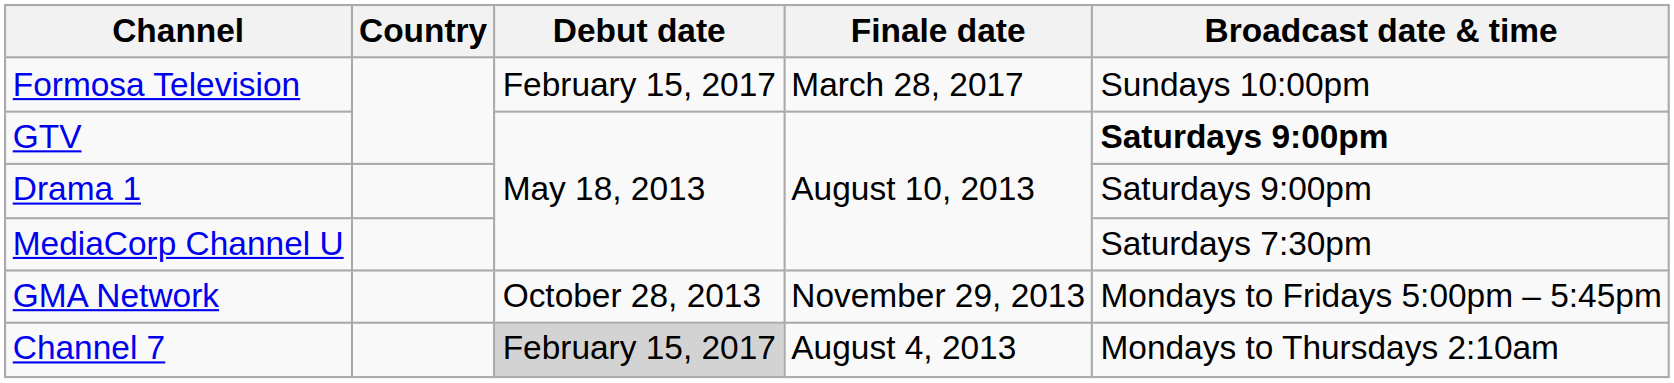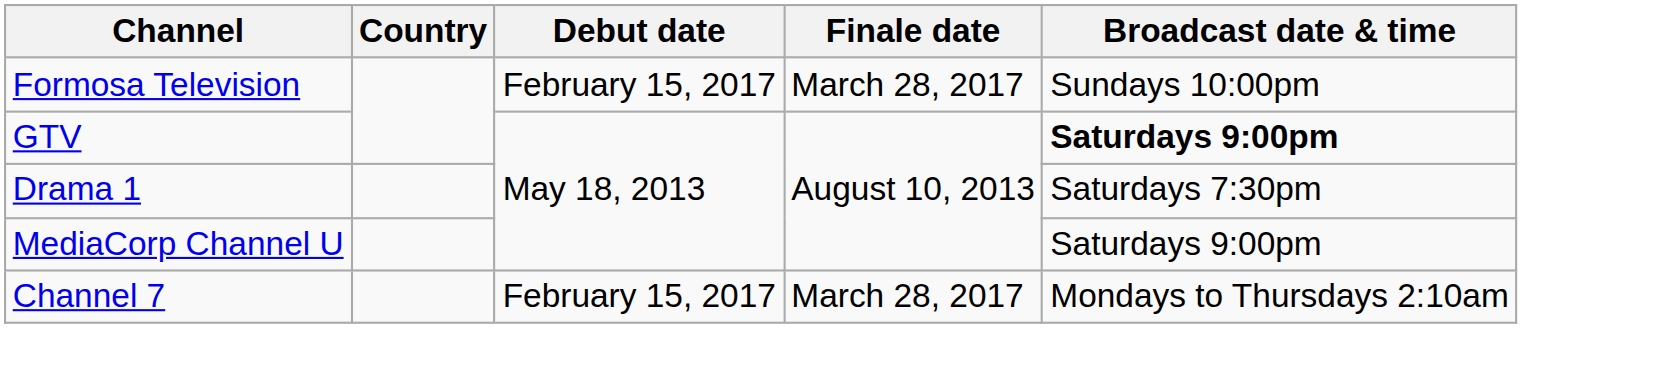(1236, 190) Saturdays 9:00pm -> (1186, 190) Saturdays 7:30pm
(1236, 243) Saturdays 7:30pm -> (1186, 243) Saturdays 9:00pm
- row: (116, 296)
(639, 349) lightgrey background -> (639, 296) no background
(904, 349) August 4, 2013 -> (908, 296) March 28, 2017
